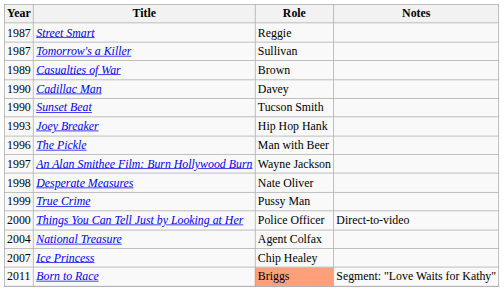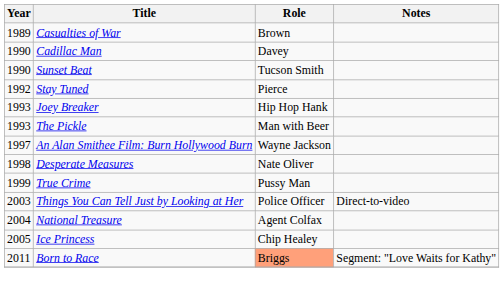- row: (65, 32)
- row: (84, 51)
+ row: (62, 88)
(19, 145) 1996 -> (19, 126) 1993
(19, 220) 2000 -> (19, 201) 2003
(19, 257) 2007 -> (19, 239) 2005
